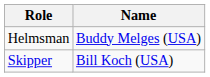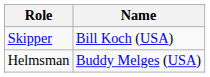rows swapped: (30, 60) <-> (39, 38)
